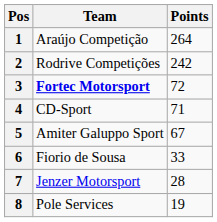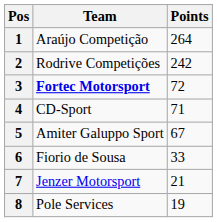(178, 180) 28 -> (178, 180) 21
